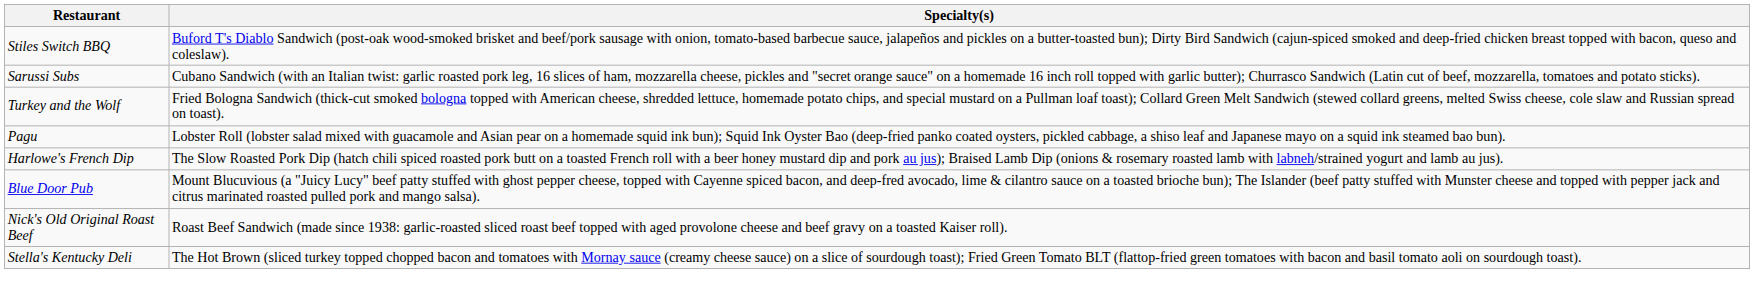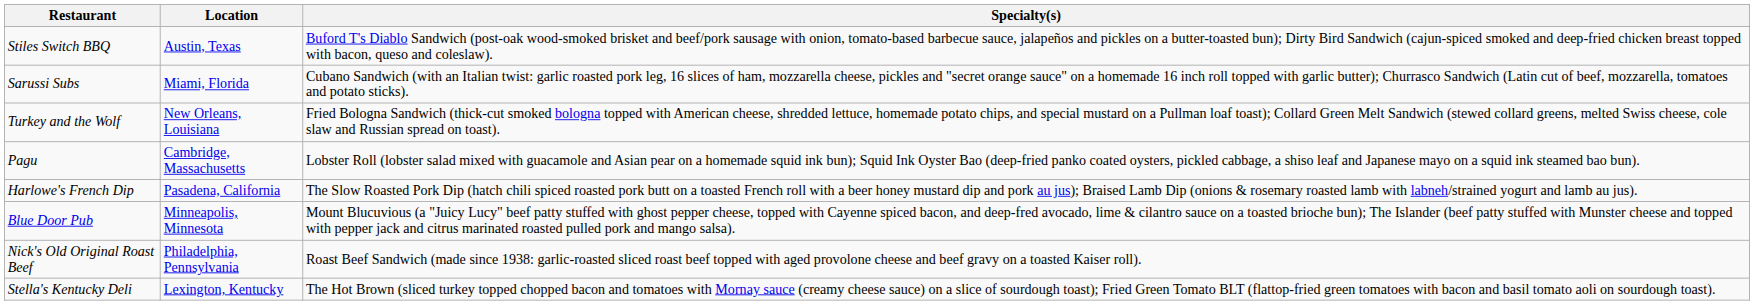+ column: (232, 15)
